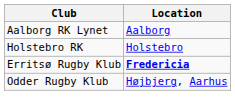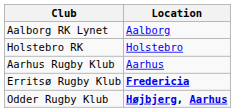+ row: (61, 64)
(177, 82) normal -> (177, 99) bold
